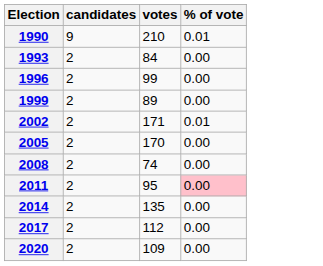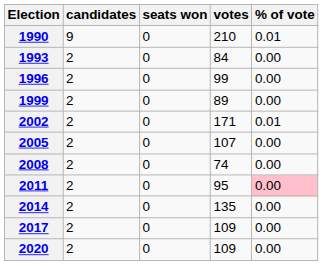+ column: (175, 15)
(154, 143) 170 -> (225, 143) 107
(153, 228) 112 -> (225, 228) 109
